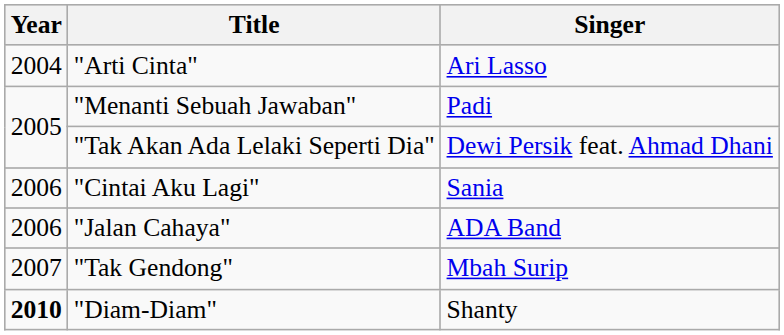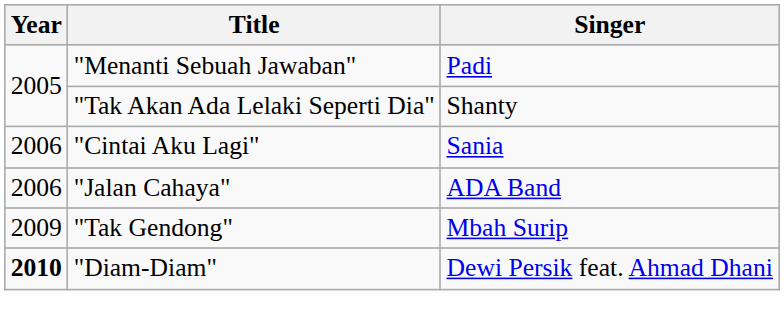- row: (136, 65)
(610, 146) Dewi Persik feat. Ahmad Dhani -> (482, 106) Shanty
(36, 268) 2007 -> (36, 227) 2009
(482, 308) Shanty -> (610, 268) Dewi Persik feat. Ahmad Dhani
